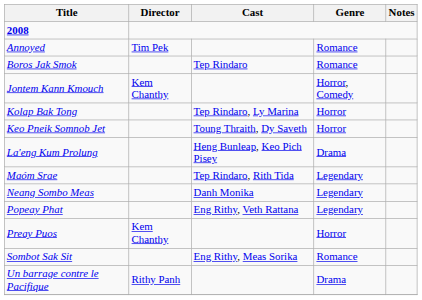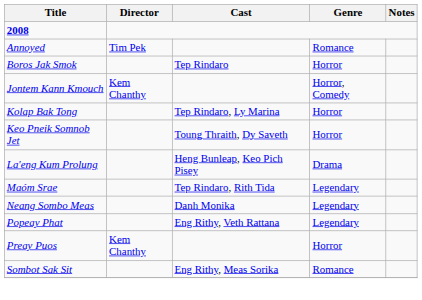(337, 64) Romance -> (327, 64) Horror
- row: (53, 280)
